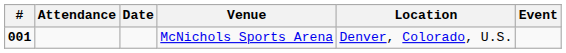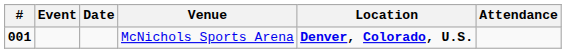columns swapped: (538, 15) <-> (77, 15)
(426, 37) normal -> (387, 37) bold
